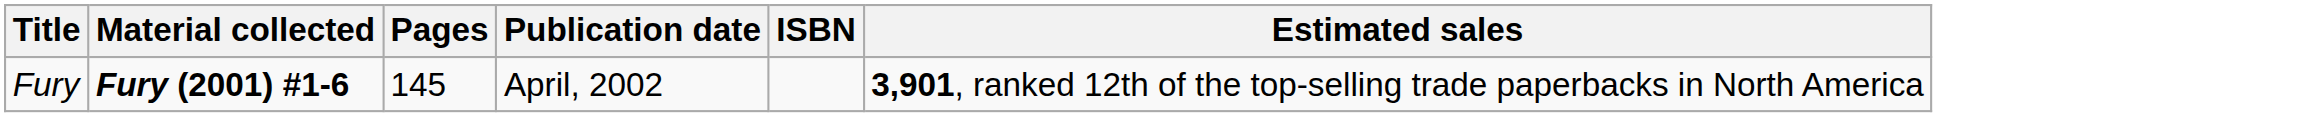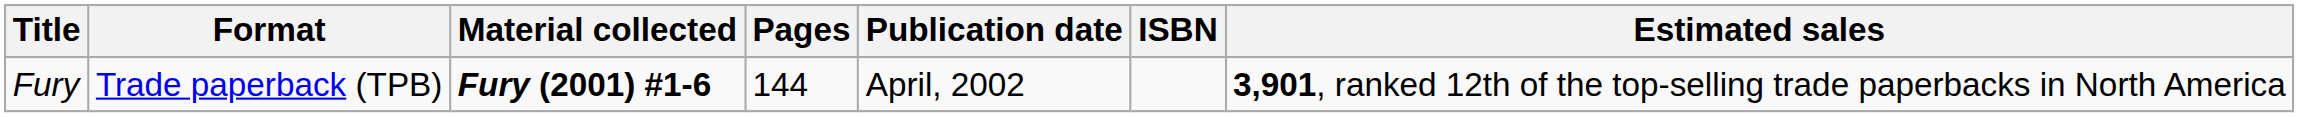+ column: (269, 30)
(418, 83) 145 -> (780, 83) 144
